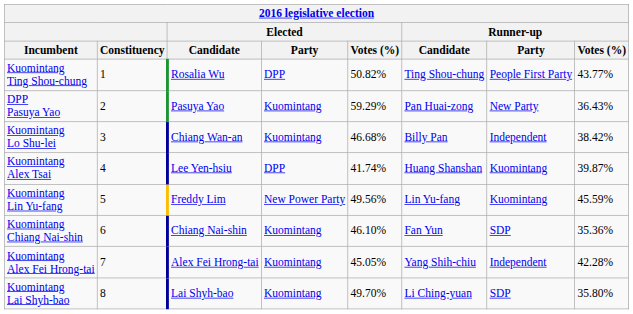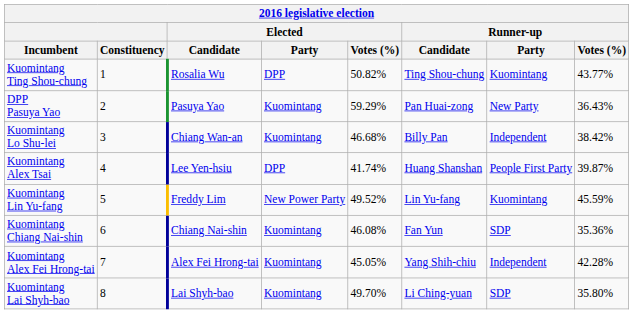(531, 74) People First Party -> (518, 74) Kuomintang
(518, 168) Kuomintang -> (531, 168) People First Party
(368, 199) 49.56% -> (368, 199) 49.52%
(368, 231) 46.10% -> (368, 231) 46.08%
